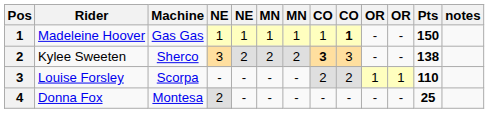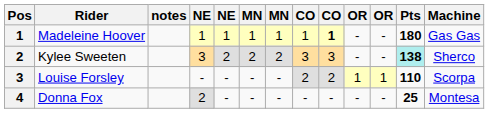columns swapped: (178, 14) <-> (463, 14)
(428, 35) 150 -> (410, 35) 180
(323, 56) bold -> (305, 56) normal
(428, 56) no background -> (410, 56) paleturquoise background
